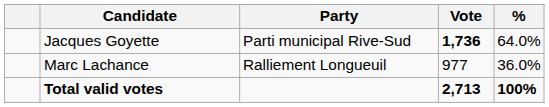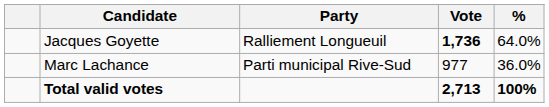(327, 41) Parti municipal Rive-Sud -> (315, 41) Ralliement Longueuil
(315, 65) Ralliement Longueuil -> (327, 65) Parti municipal Rive-Sud
